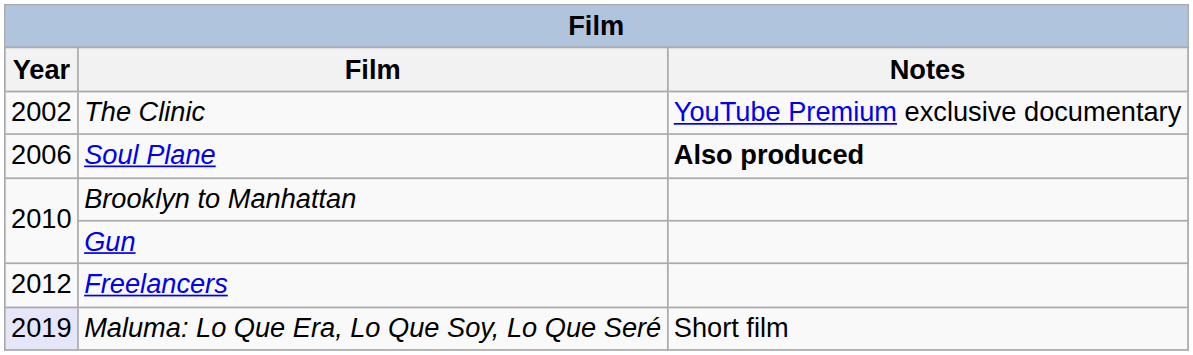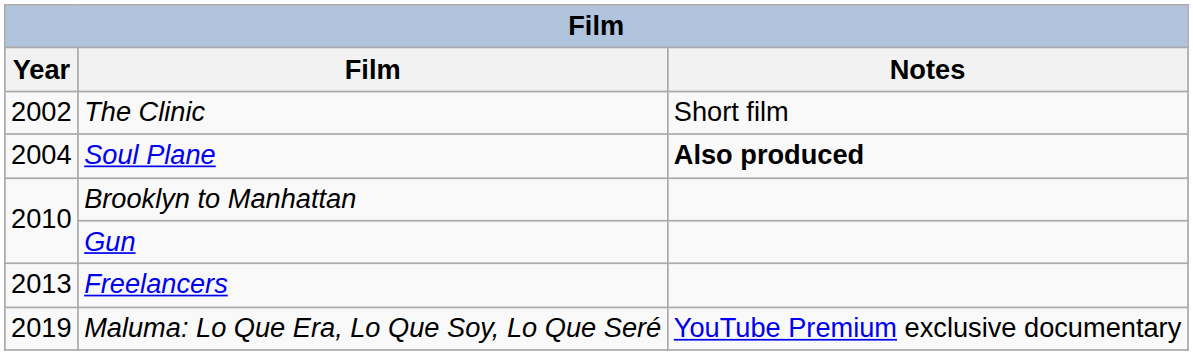(928, 112) YouTube Premium exclusive documentary -> (731, 112) Short film
(41, 155) 2006 -> (41, 155) 2004
(41, 284) 2012 -> (41, 284) 2013
(41, 328) lavender background -> (41, 328) no background
(731, 328) Short film -> (928, 328) YouTube Premium exclusive documentary
